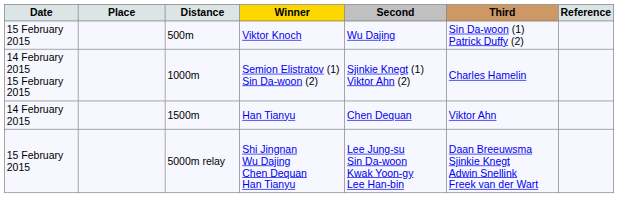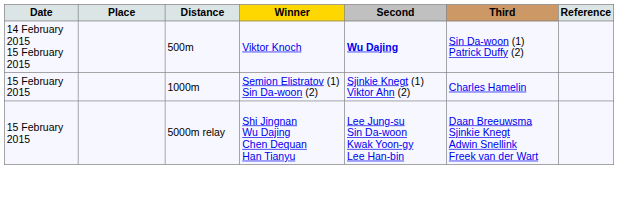(35, 35) 15 February 2015 -> (35, 47) 14 February 2015 15 February 2015
(371, 35) normal -> (373, 47) bold
(35, 75) 14 February 2015 15 February 2015 -> (35, 87) 15 February 2015
- row: (269, 115)
